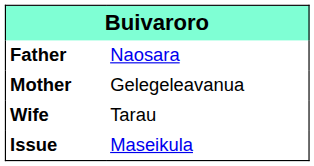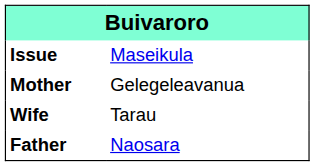rows swapped: (38, 55) <-> (34, 144)
